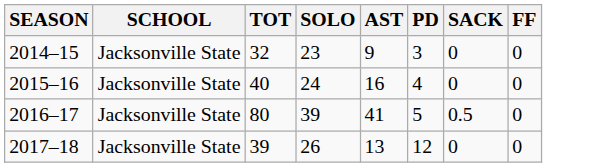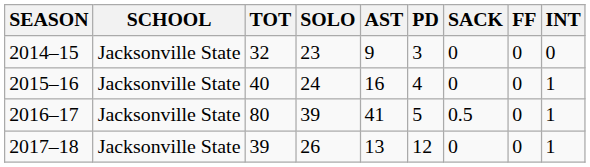+ column: (563, 20)
